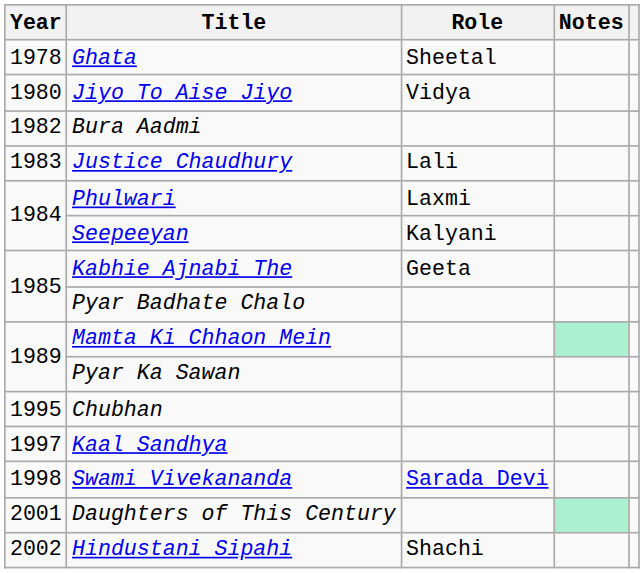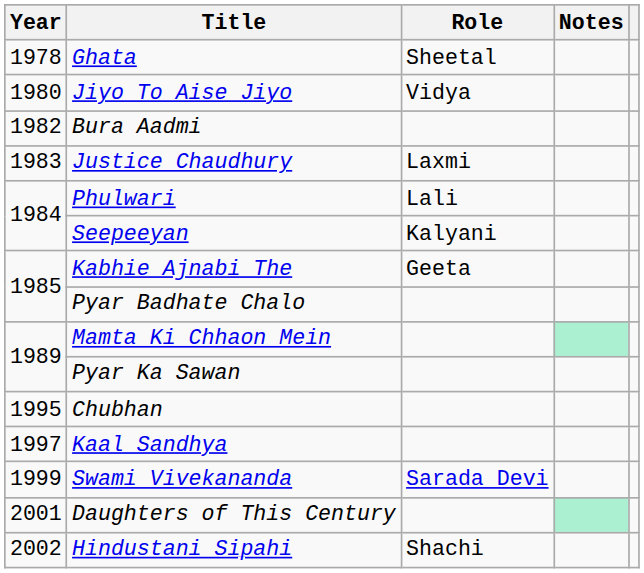(432, 163) Lali -> (438, 163) Laxmi
(438, 198) Laxmi -> (432, 198) Lali
(36, 480) 1998 -> (36, 480) 1999
